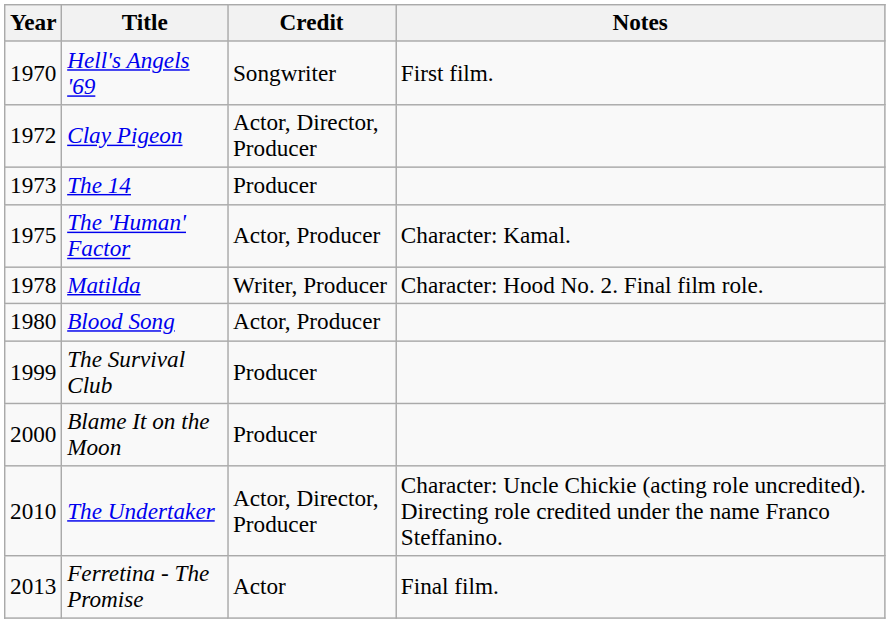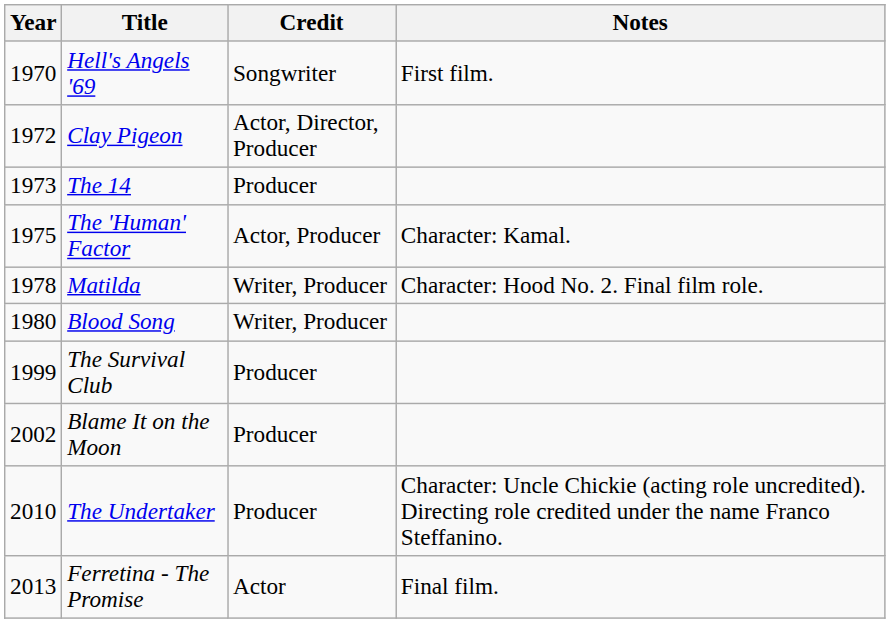(307, 321) Actor, Producer -> (310, 321) Writer, Producer
(33, 434) 2000 -> (33, 434) 2002
(306, 510) Actor, Director, Producer -> (275, 510) Producer
